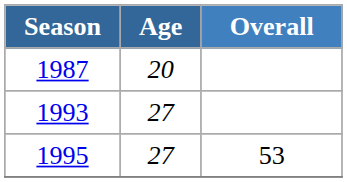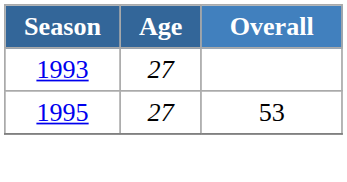- row: (63, 69)
